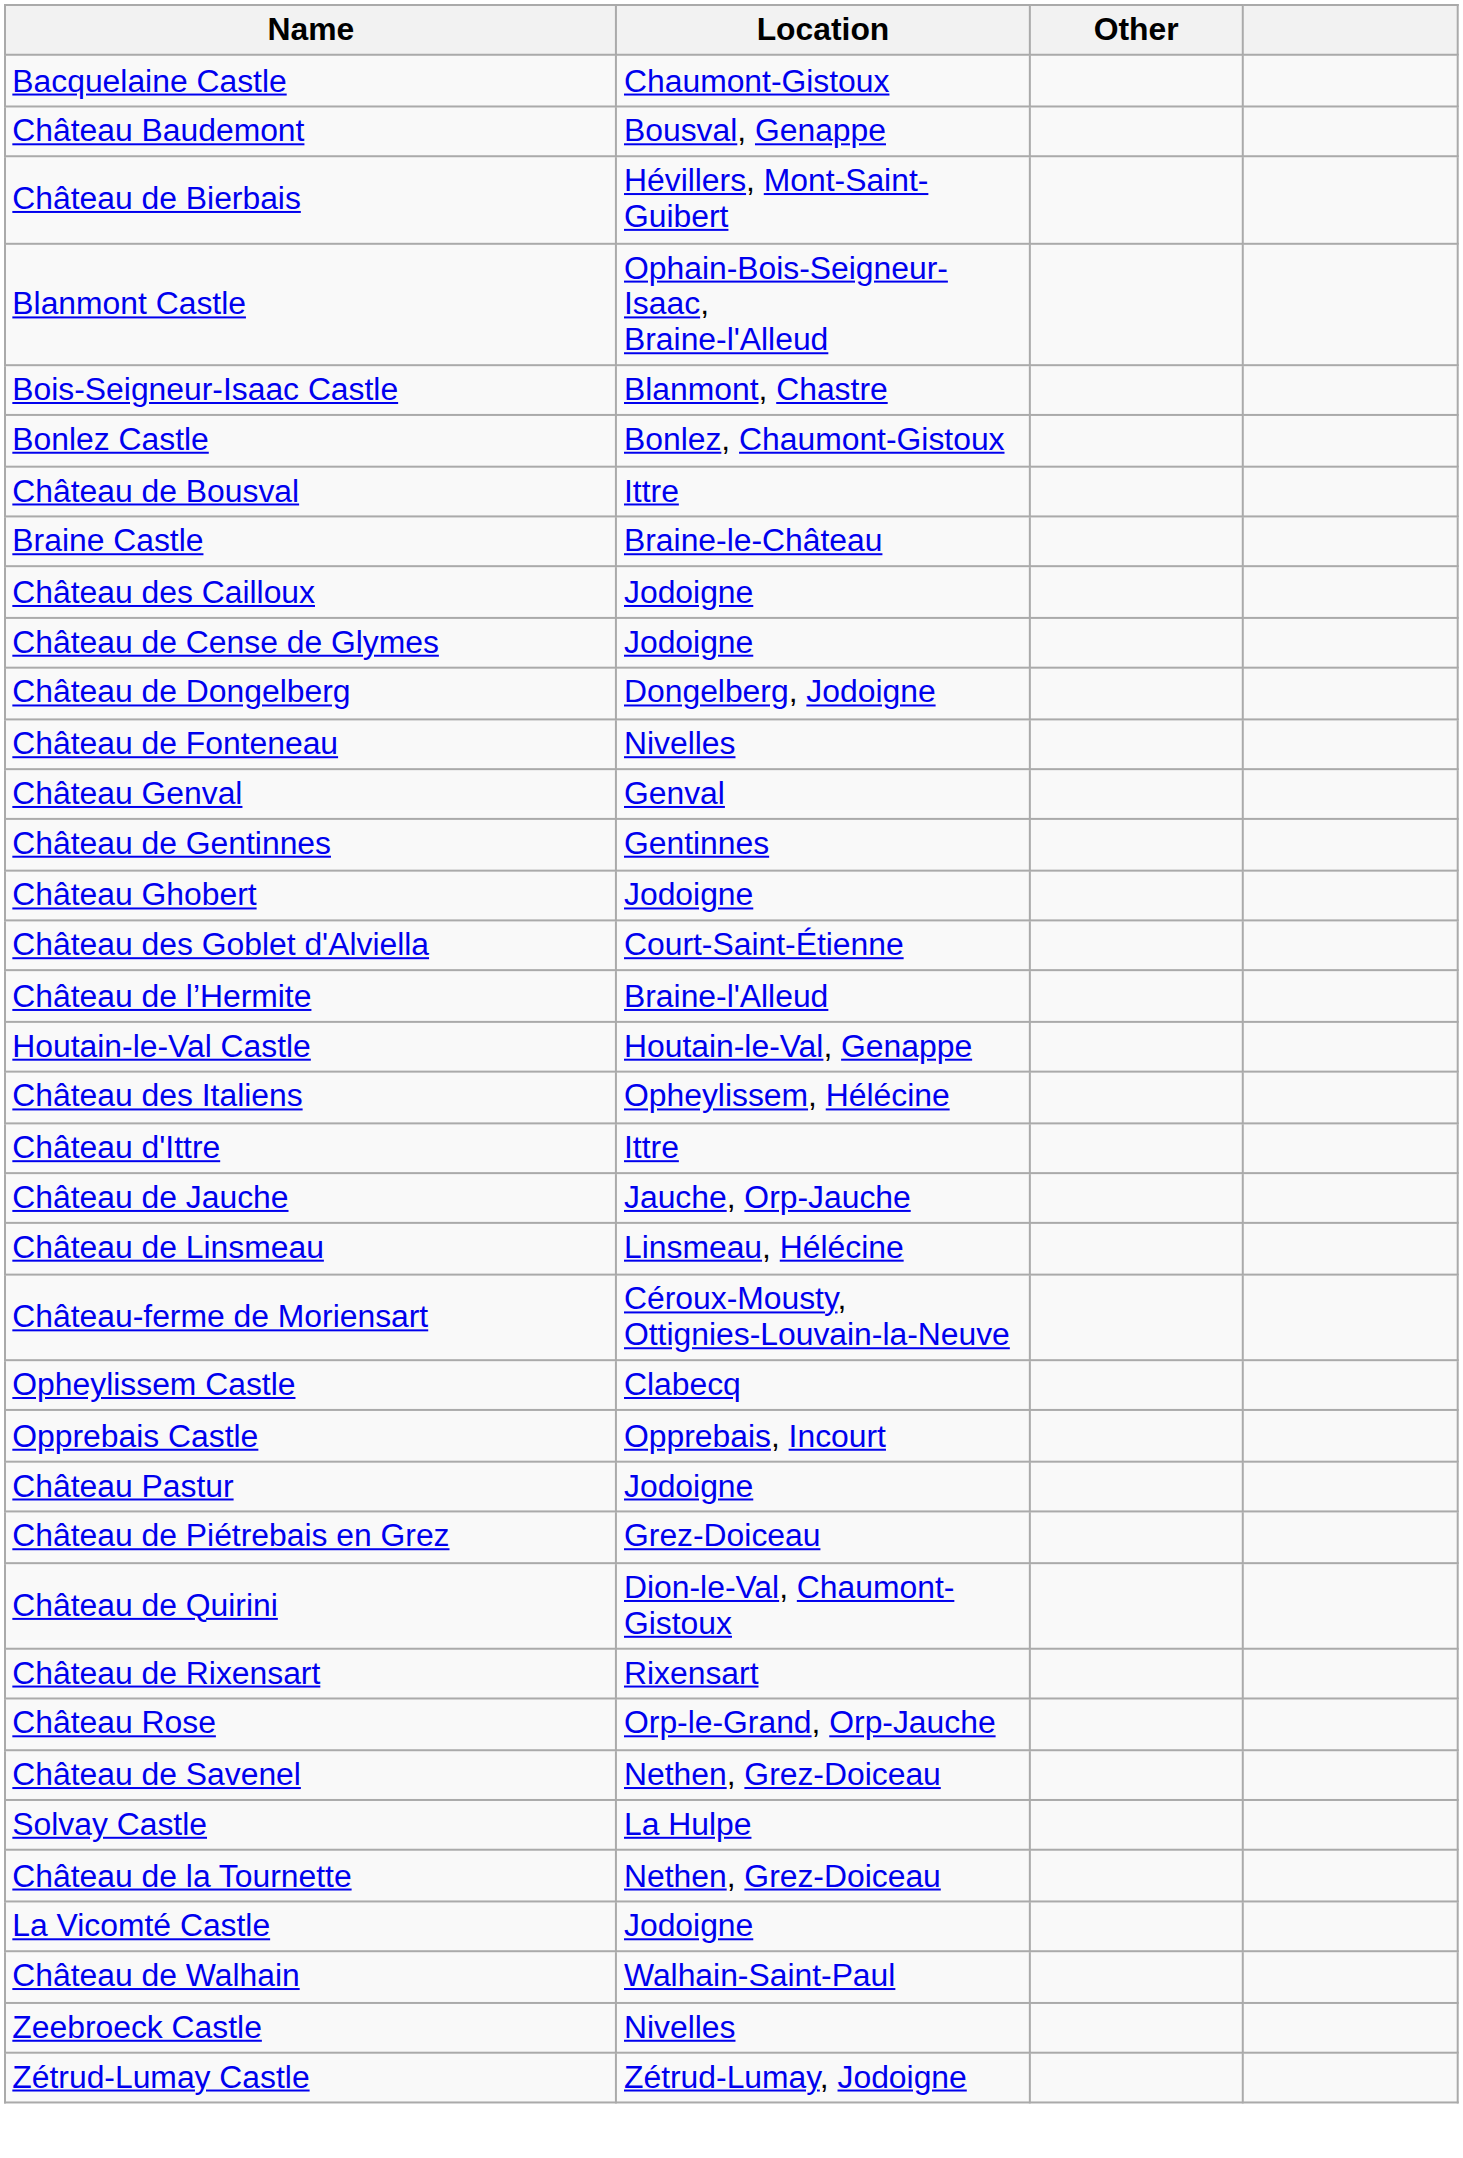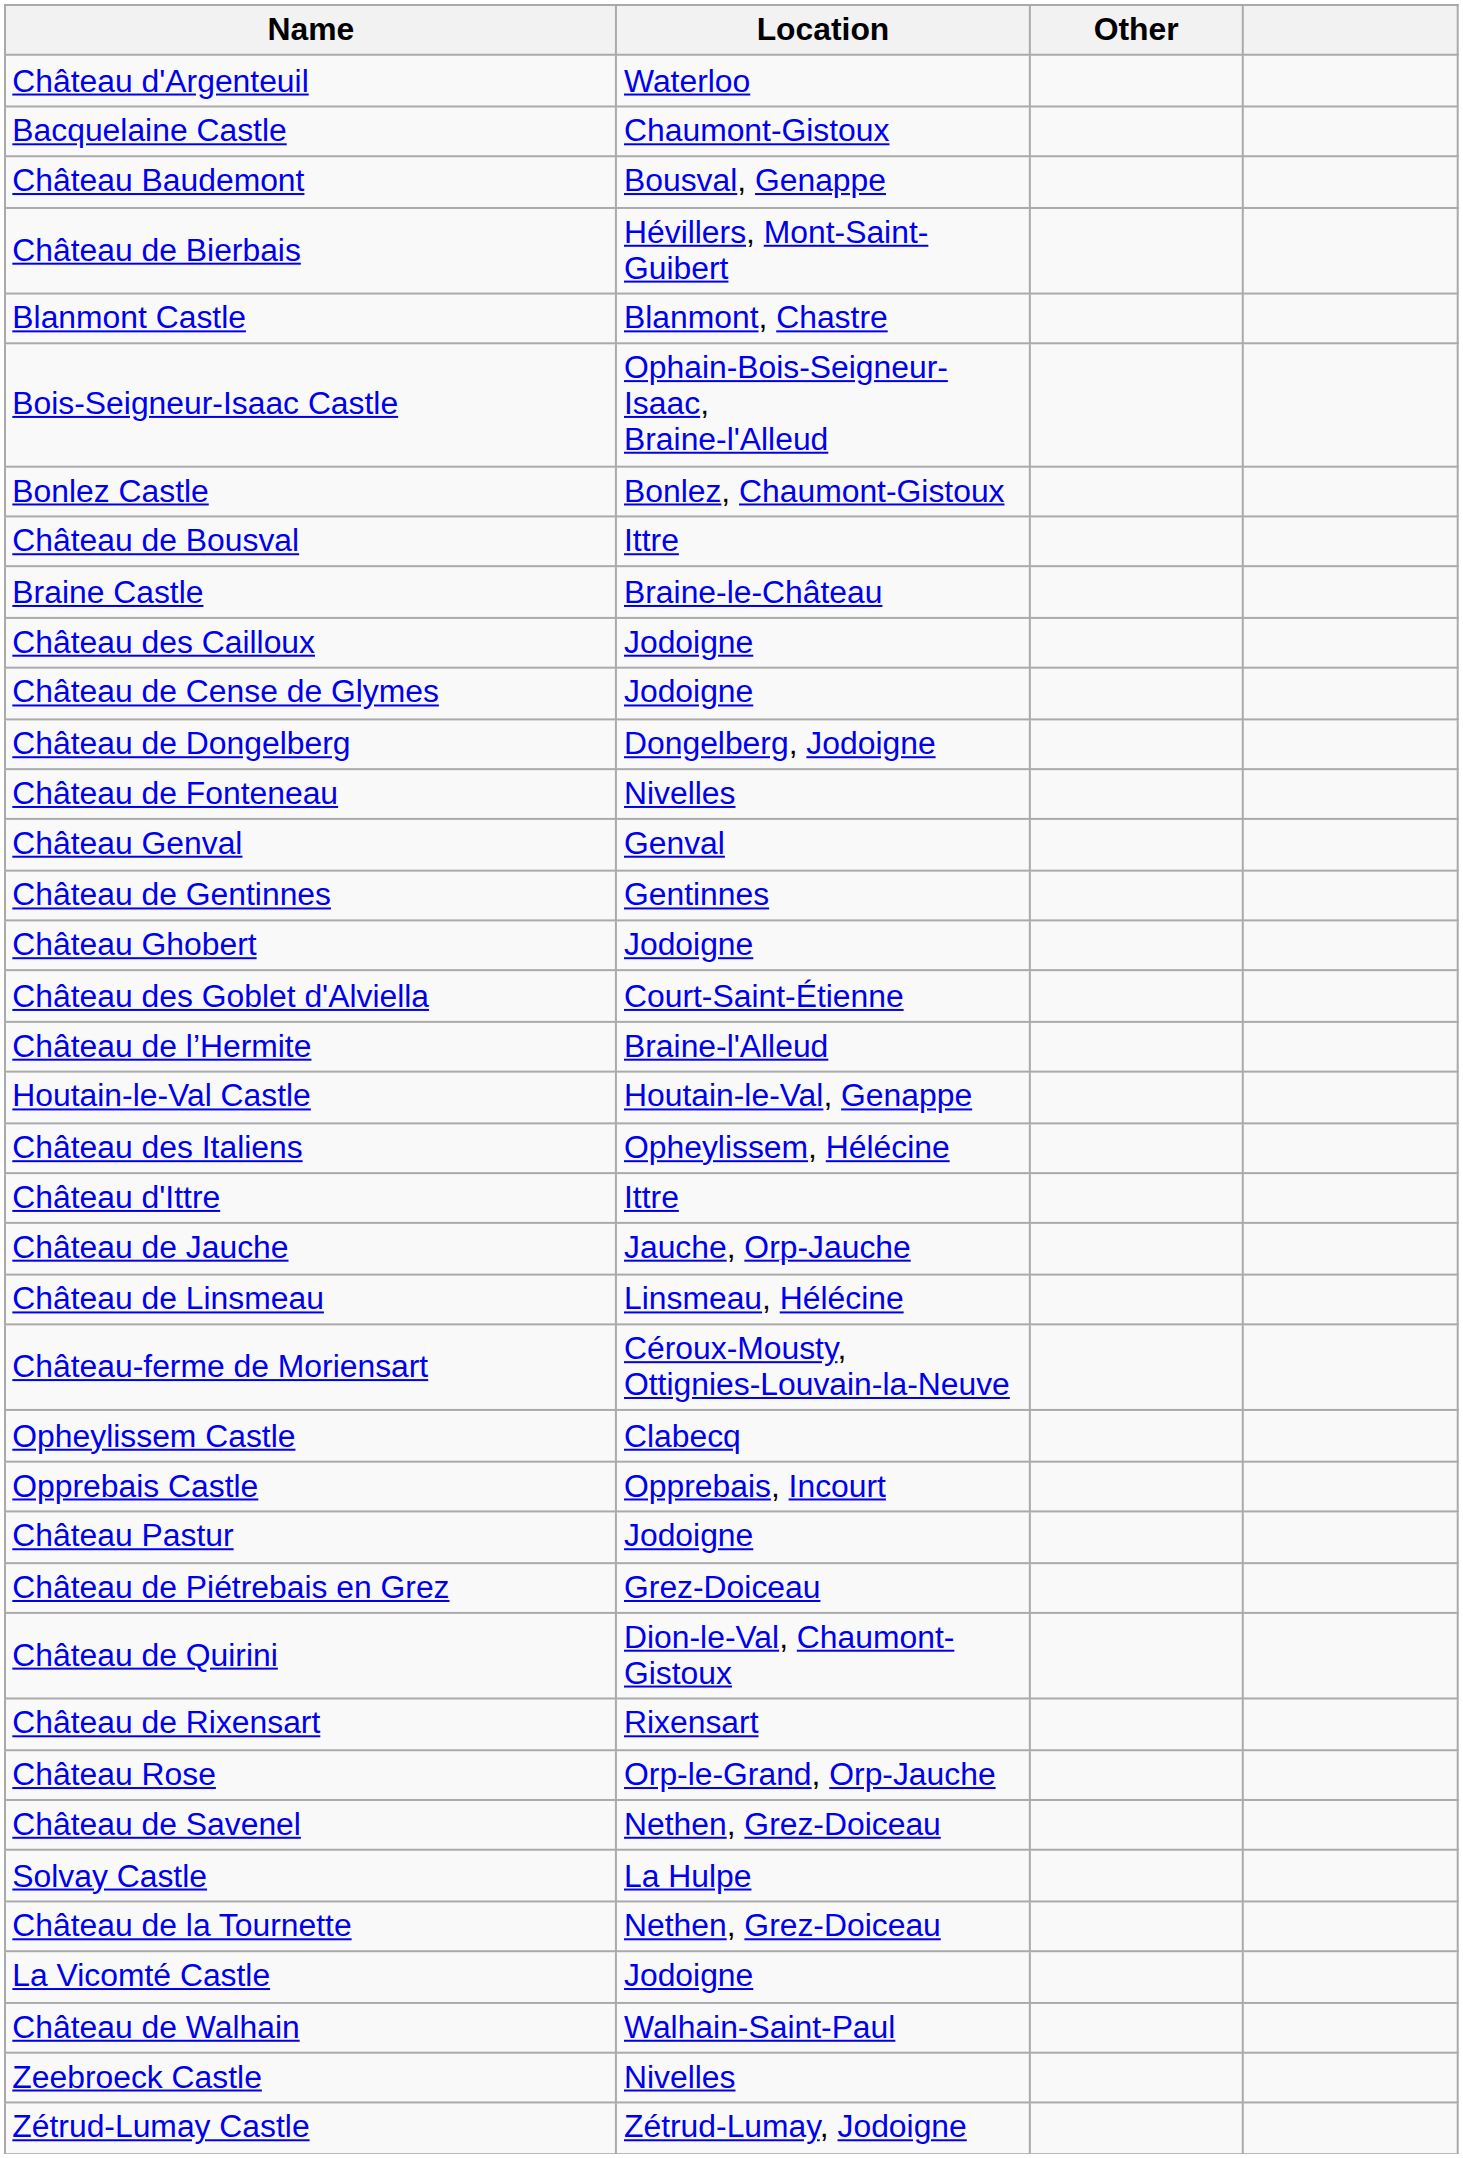+ row: (161, 80)
(786, 303) Ophain-Bois-Seigneur-Isaac, Braine-l'Alleud -> (756, 318) Blanmont, Chastre
(756, 389) Blanmont, Chastre -> (786, 404) Ophain-Bois-Seigneur-Isaac, Braine-l'Alleud
